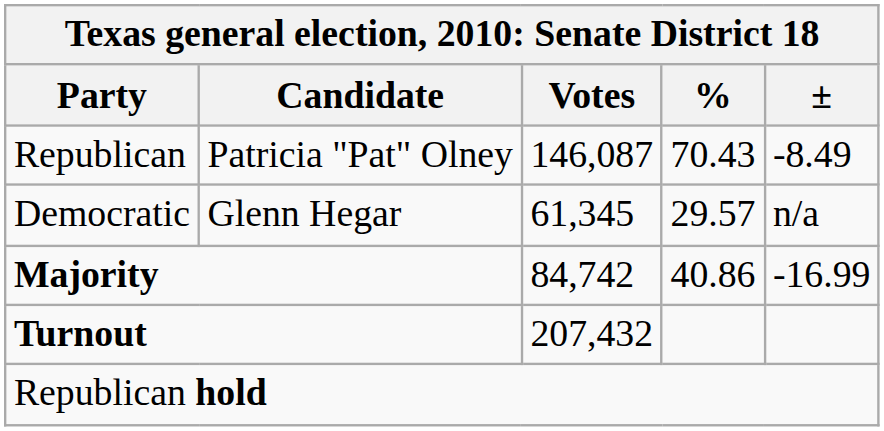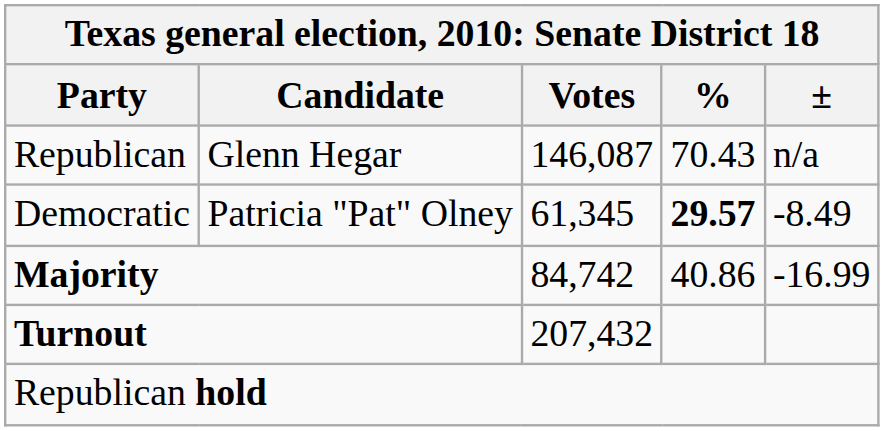(360, 154) Patricia "Pat" Olney -> (304, 154) Glenn Hegar
(812, 154) -8.49 -> (796, 154) n/a
(304, 214) Glenn Hegar -> (360, 214) Patricia "Pat" Olney
(713, 214) normal -> (713, 214) bold
(796, 214) n/a -> (812, 214) -8.49
